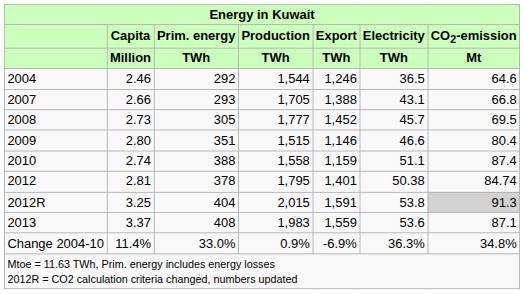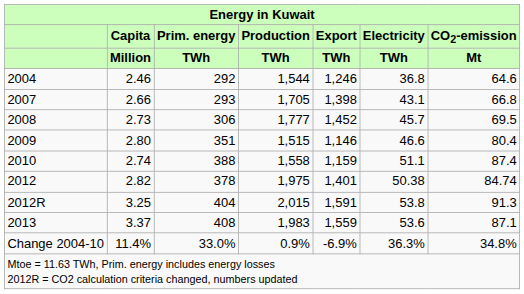(412, 79) 36.5 -> (412, 79) 36.8
(341, 99) 1,388 -> (341, 99) 1,398
(225, 120) 305 -> (225, 120) 306
(138, 181) 2.81 -> (138, 181) 2.82
(294, 181) 1,795 -> (294, 181) 1,975
(504, 202) lightgrey background -> (504, 202) no background
